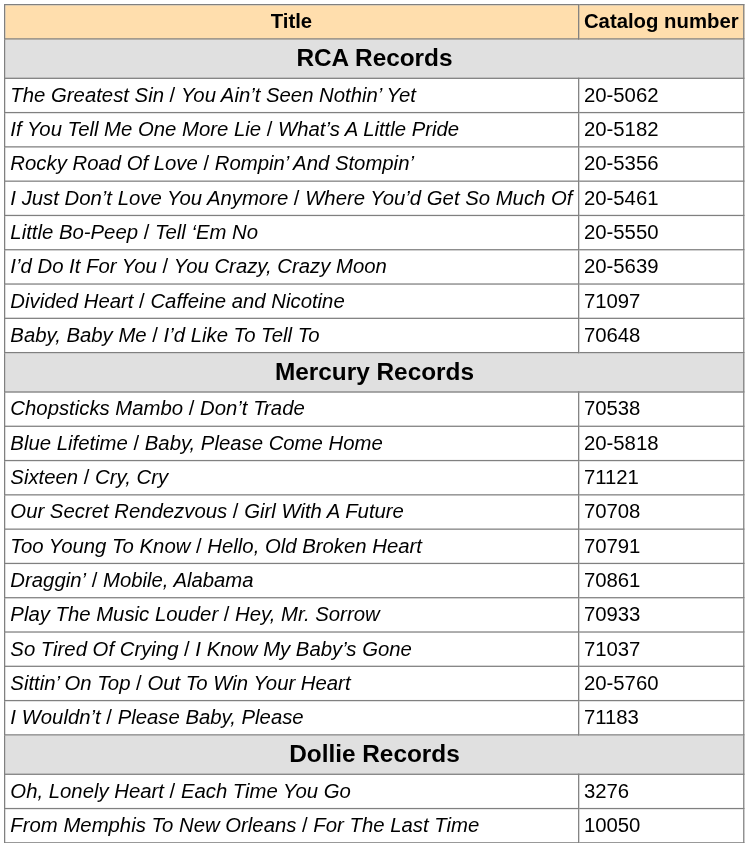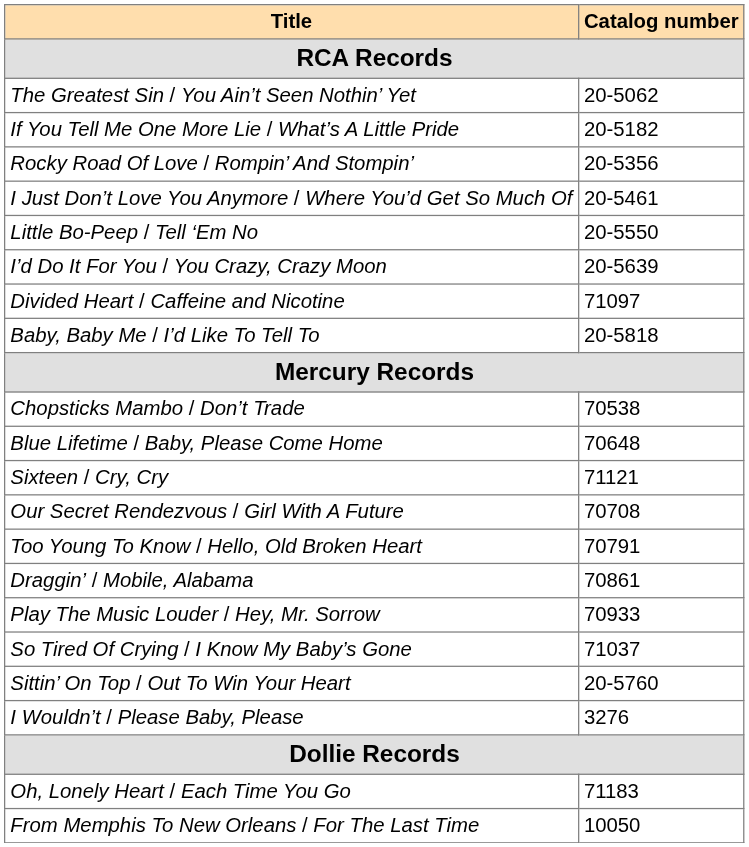(612, 335) 70648 -> (621, 335) 20-5818
(621, 443) 20-5818 -> (612, 443) 70648
(611, 717) 71183 -> (607, 717) 3276
(607, 791) 3276 -> (611, 791) 71183
